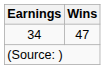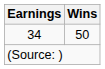(82, 34) 47 -> (82, 34) 50
